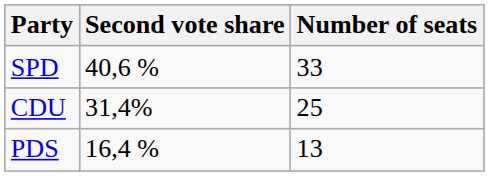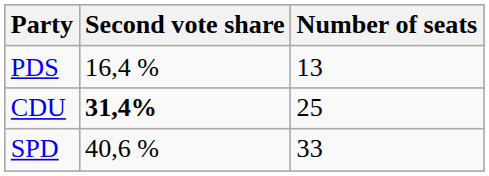rows swapped: (35, 66) <-> (35, 149)
(119, 107) normal -> (121, 107) bold
